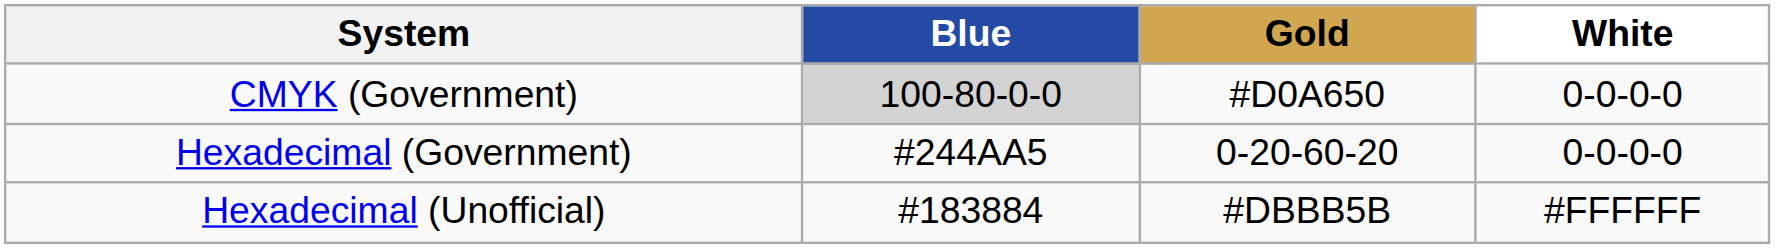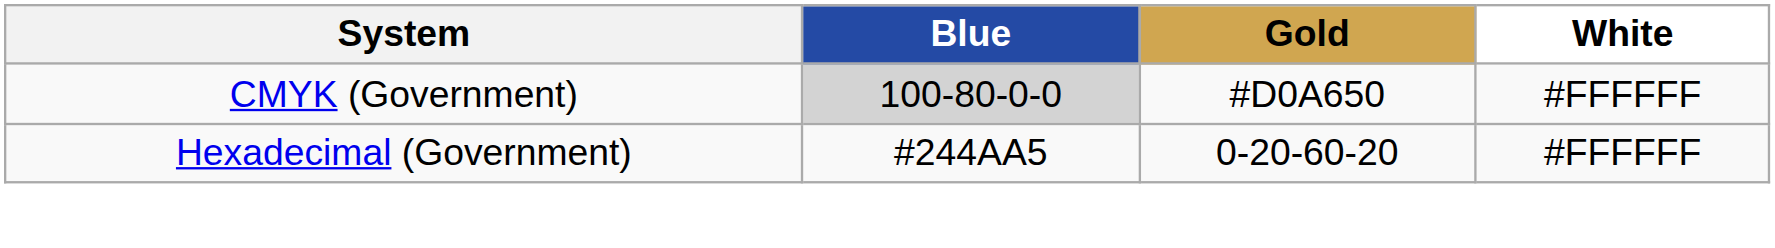(1623, 93) 0-0-0-0 -> (1623, 93) #FFFFFF
(1623, 152) 0-0-0-0 -> (1623, 152) #FFFFFF
- row: (404, 211)
